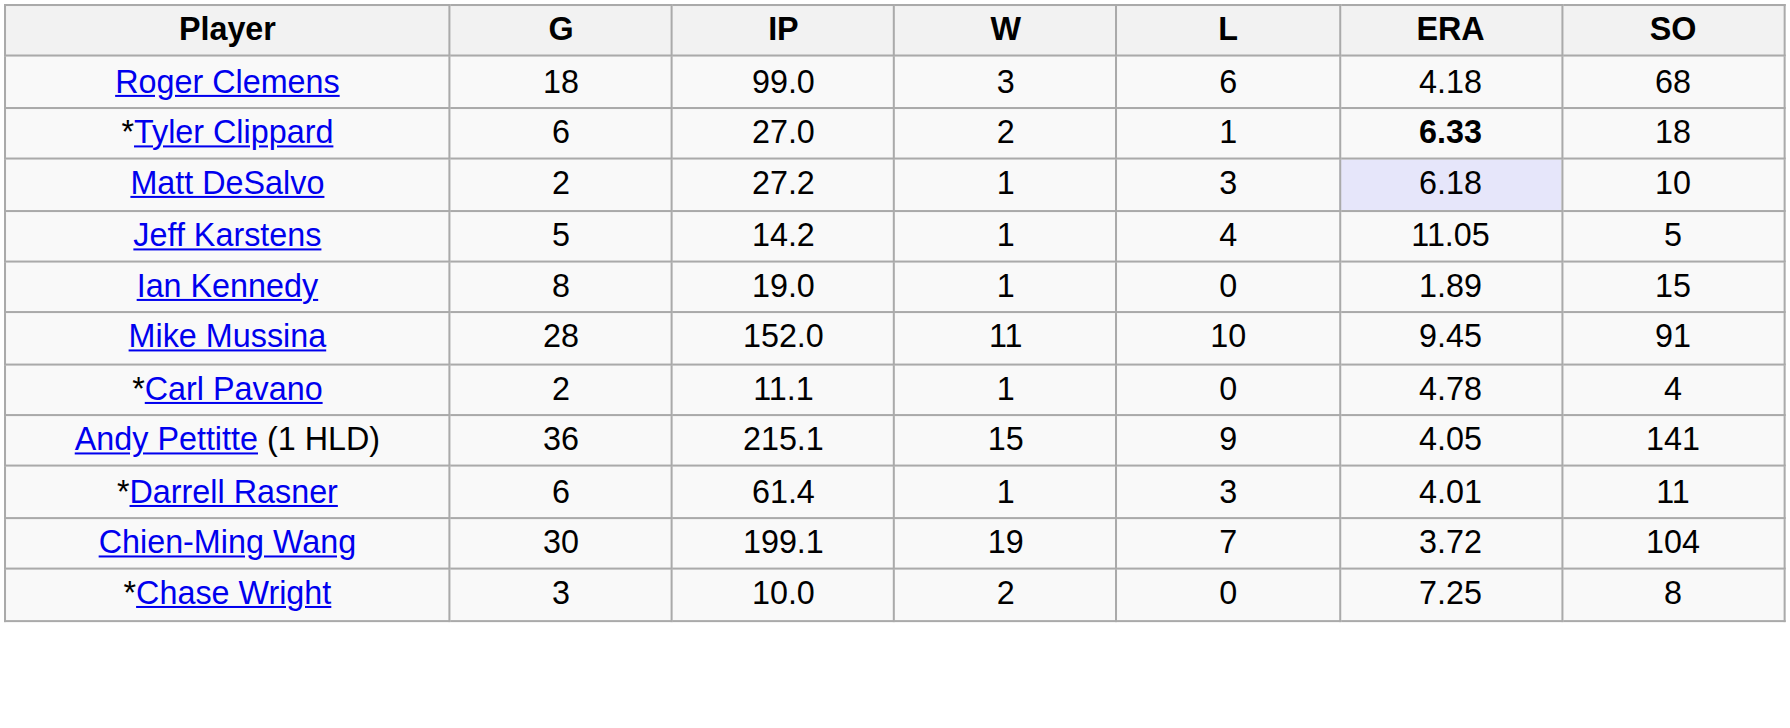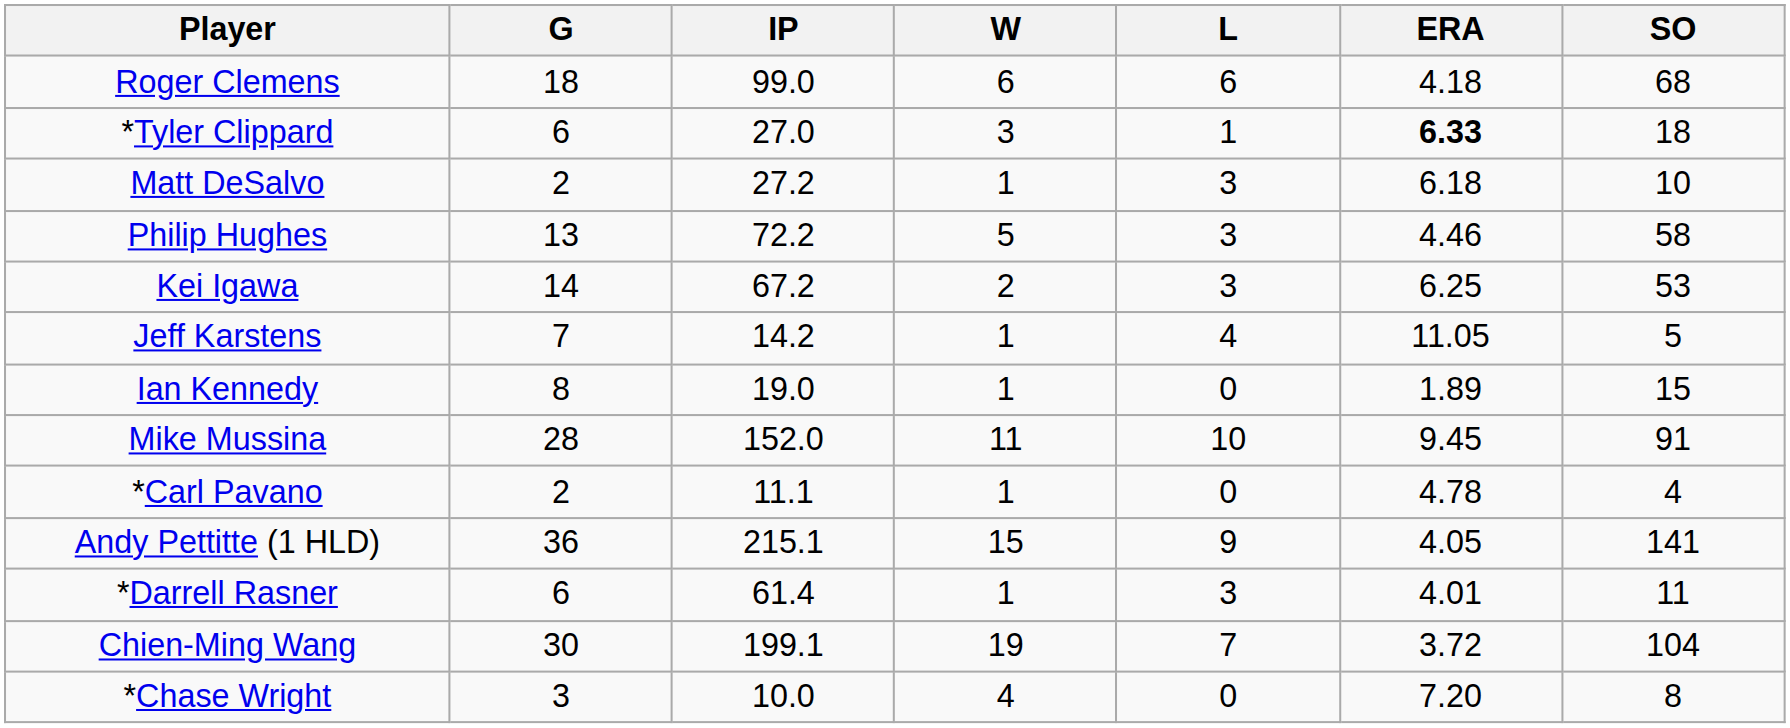(1006, 81) 3 -> (1006, 81) 6
(1006, 132) 2 -> (1006, 132) 3
(1451, 183) lavender background -> (1451, 183) no background
+ row: (227, 235)
+ row: (227, 286)
(561, 235) 5 -> (561, 337) 7
(1006, 593) 2 -> (1006, 696) 4
(1451, 593) 7.25 -> (1451, 696) 7.20
